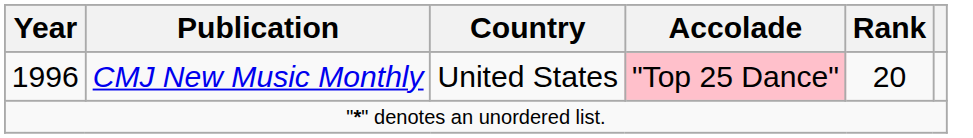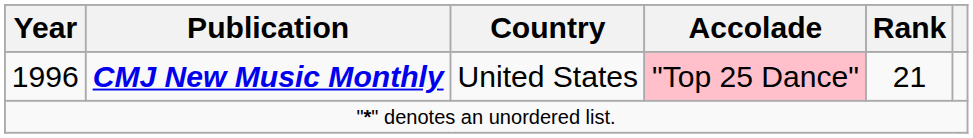(258, 76) normal -> (268, 76) bold
(890, 76) 20 -> (910, 76) 21
